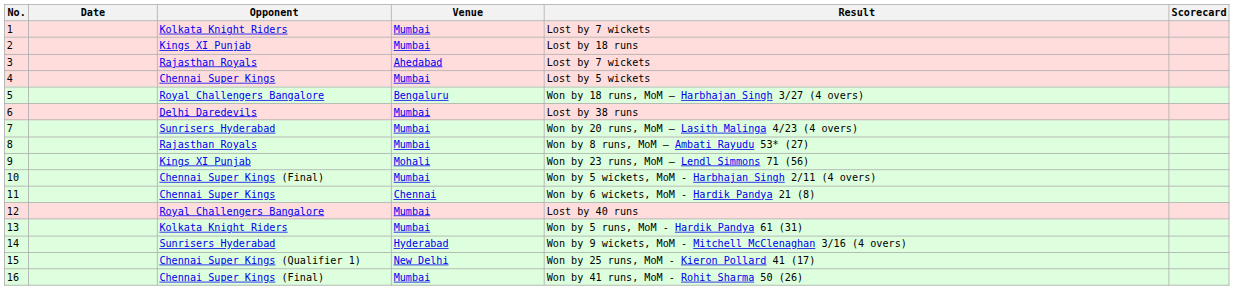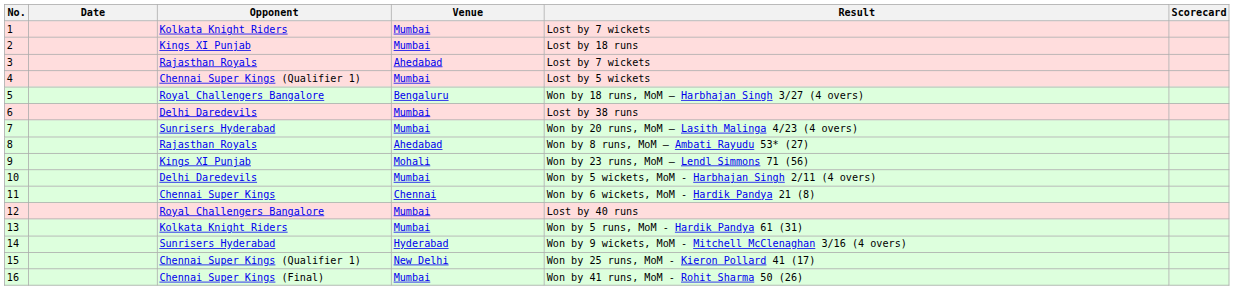(217, 79) Chennai Super Kings -> (260, 79) Chennai Super Kings (Qualifier 1)
(412, 145) Mumbai -> (418, 145) Ahedabad
(242, 178) Chennai Super Kings (Final) -> (208, 178) Delhi Daredevils
